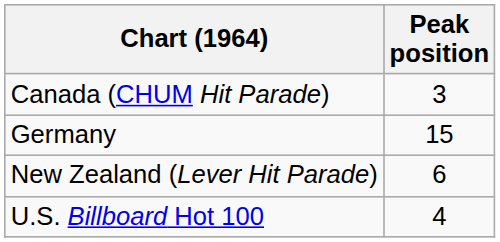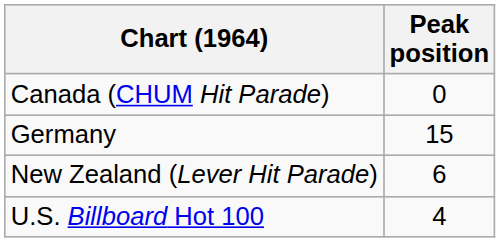(439, 94) 3 -> (439, 94) 0
